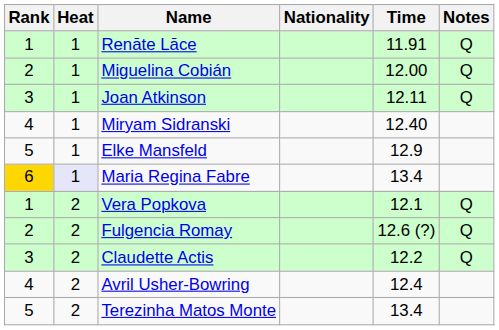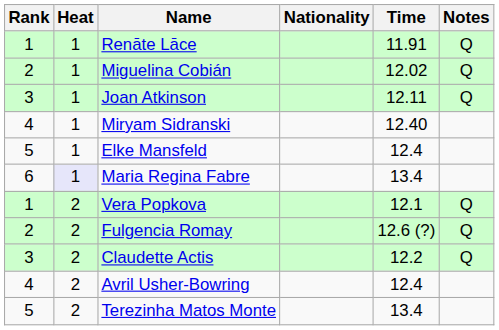(406, 71) 12.00 -> (406, 71) 12.02
(406, 151) 12.9 -> (406, 151) 12.4
(29, 177) gold background -> (29, 177) no background
